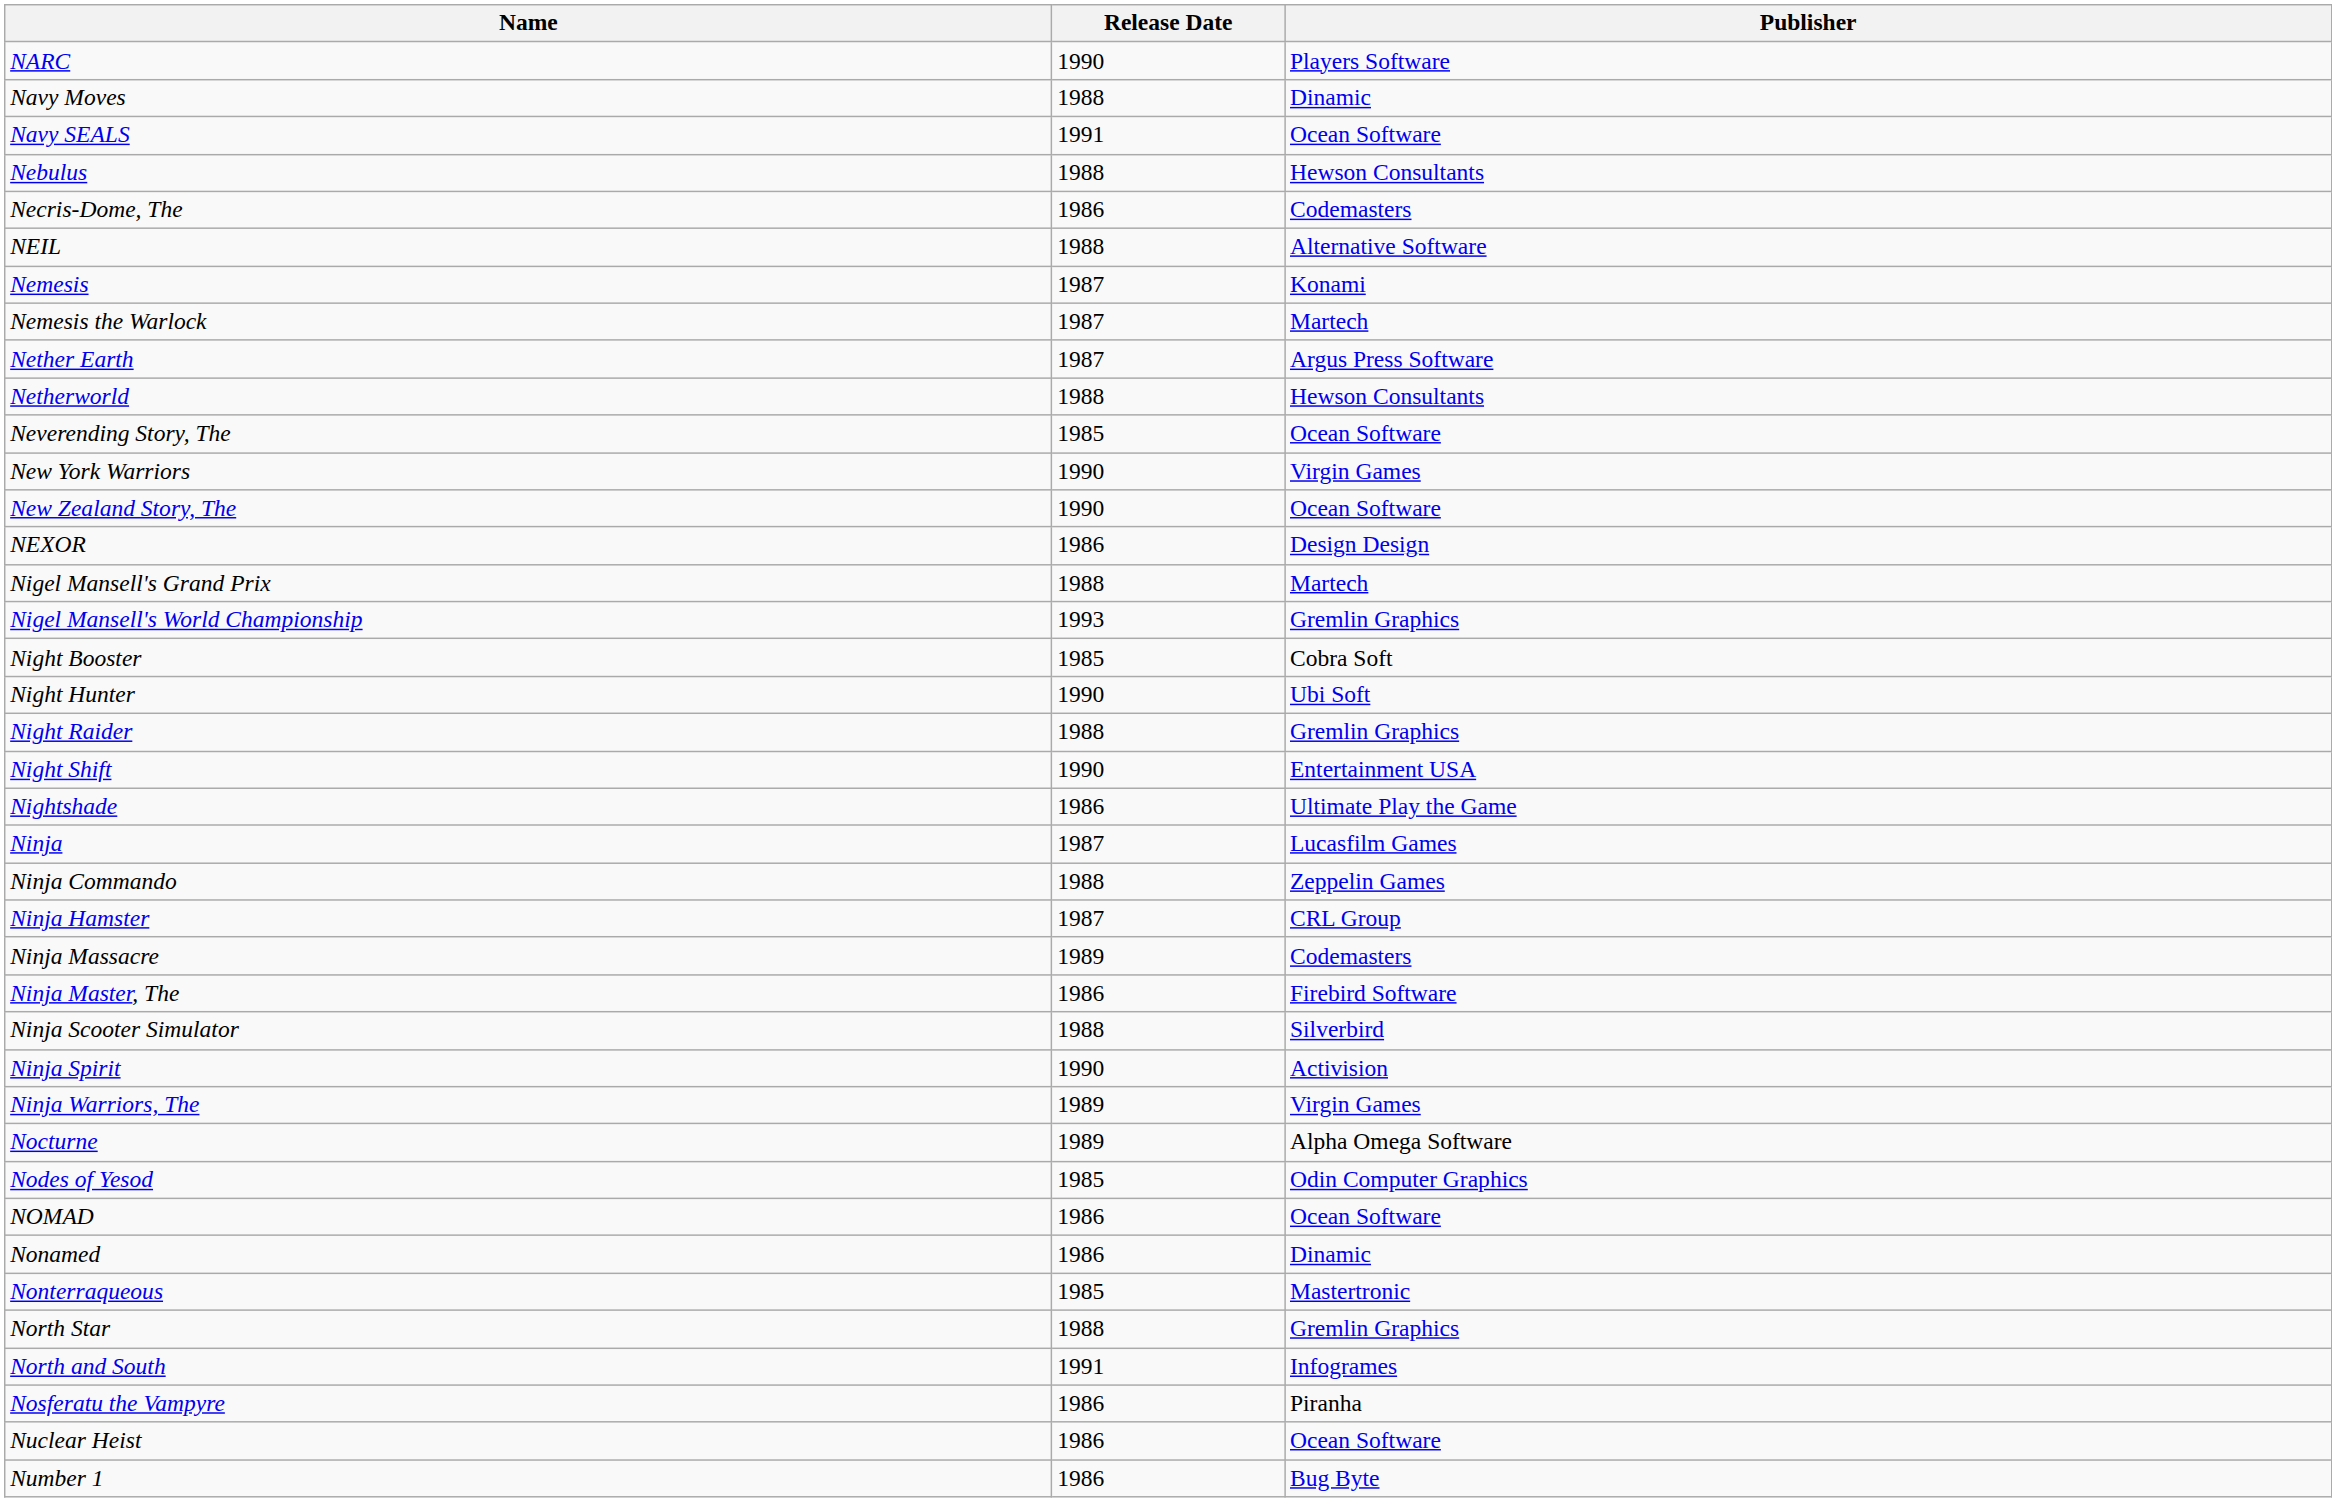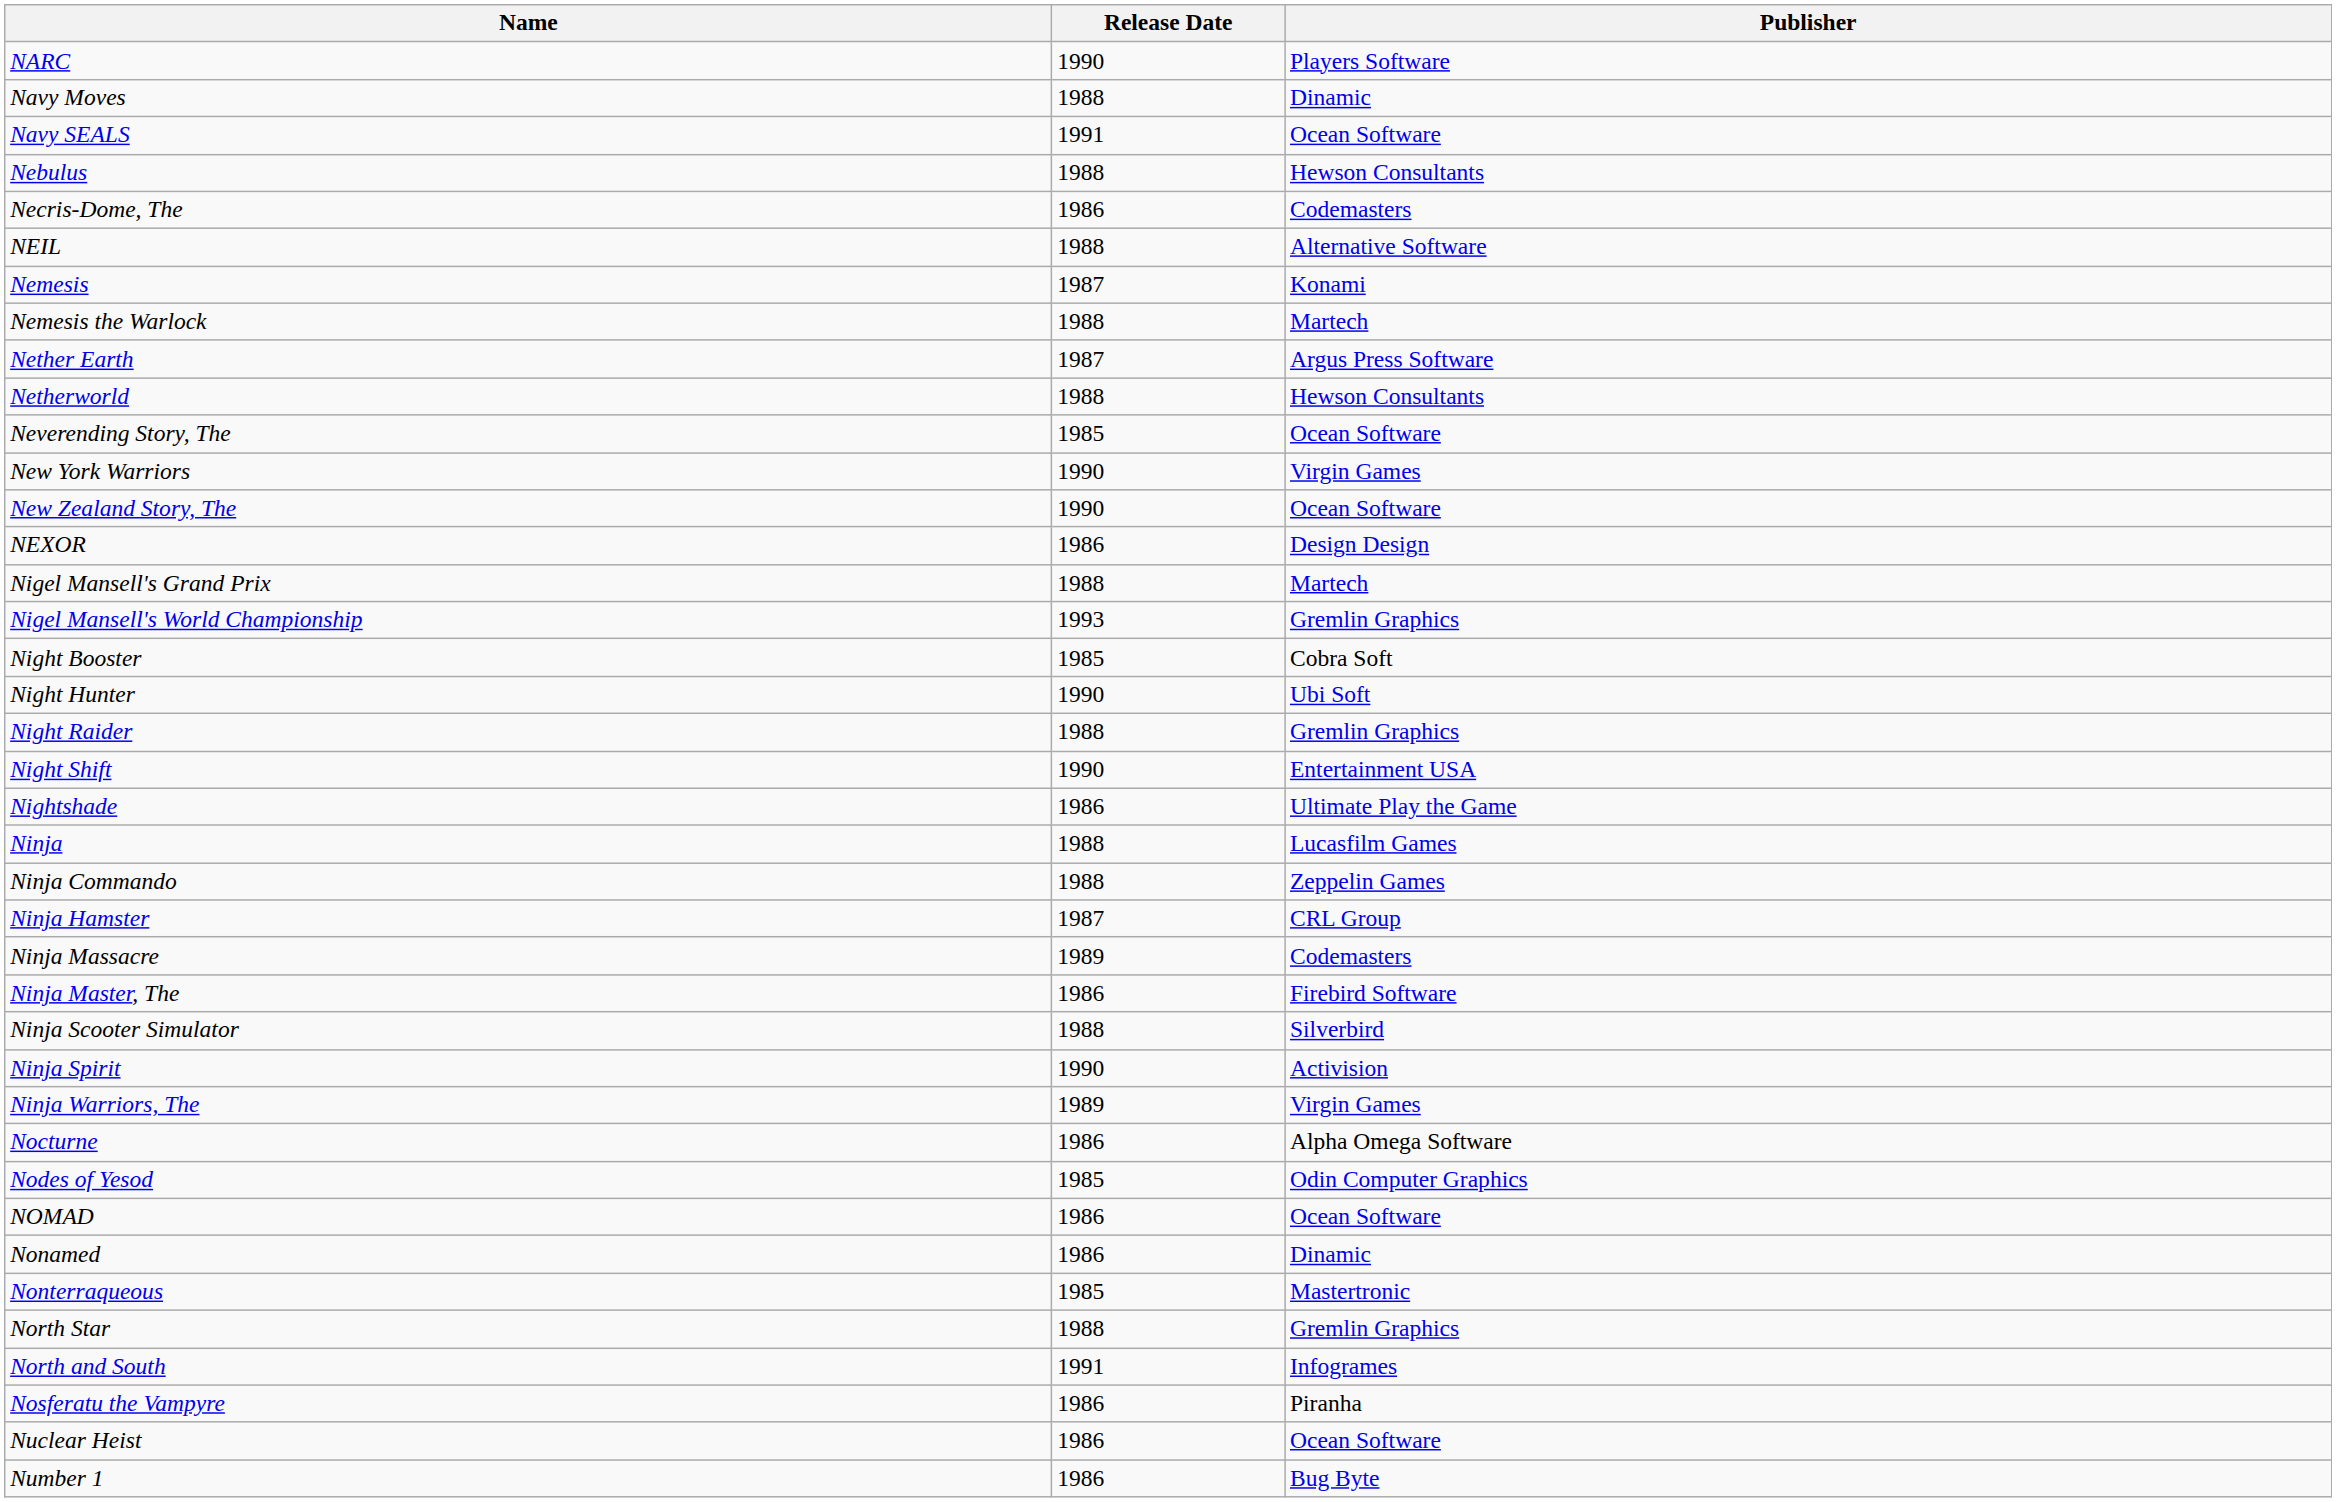(1081, 321) 1987 -> (1081, 321) 1988
(1081, 843) 1987 -> (1081, 843) 1988
(1081, 1142) 1989 -> (1081, 1142) 1986
